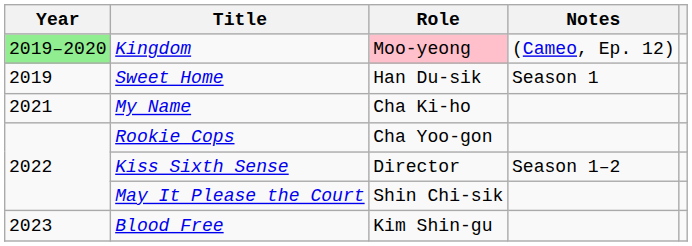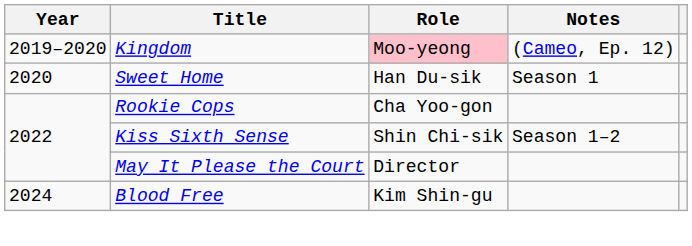(58, 49) lightgreen background -> (58, 49) no background
(31, 78) 2019 -> (31, 78) 2020
- row: (153, 108)
(417, 167) Director -> (438, 137) Shin Chi-sik
(438, 196) Shin Chi-sik -> (417, 167) Director
(31, 226) 2023 -> (31, 196) 2024
